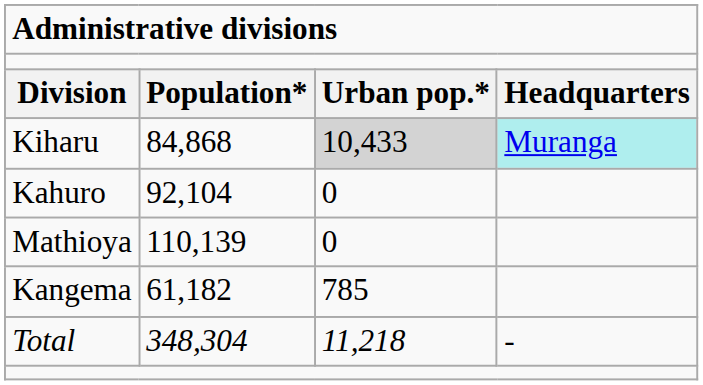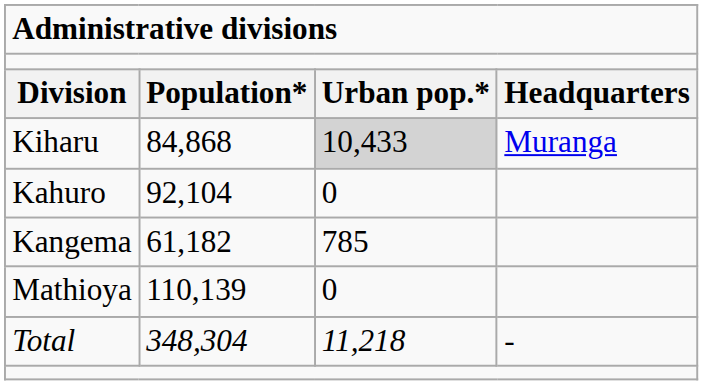(561, 142) paleturquoise background -> (561, 142) no background
rows swapped: (72, 291) <-> (72, 241)
